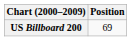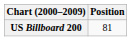(107, 28) 69 -> (107, 28) 81
